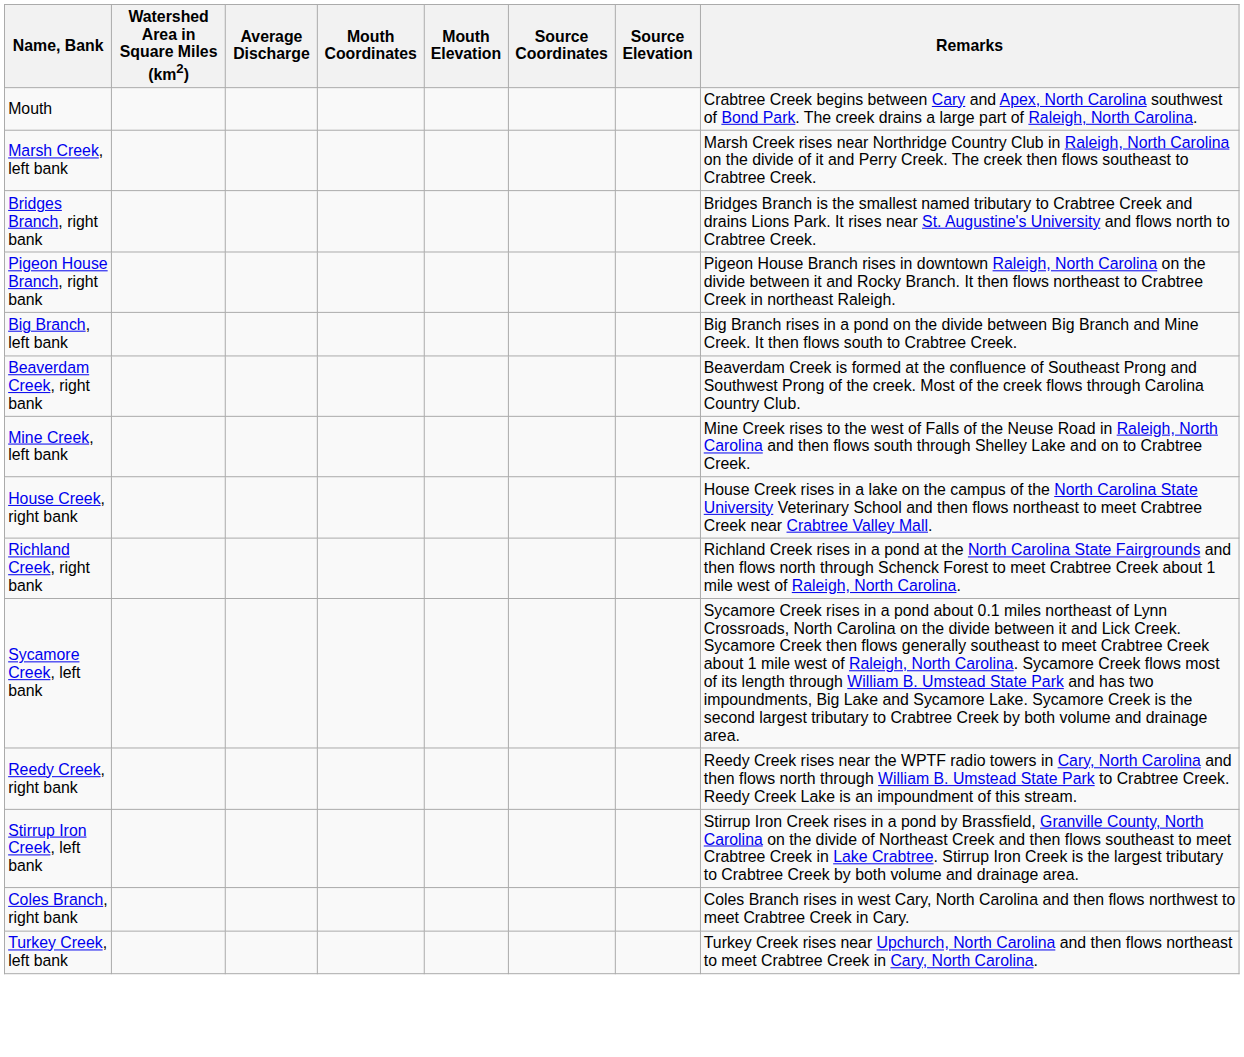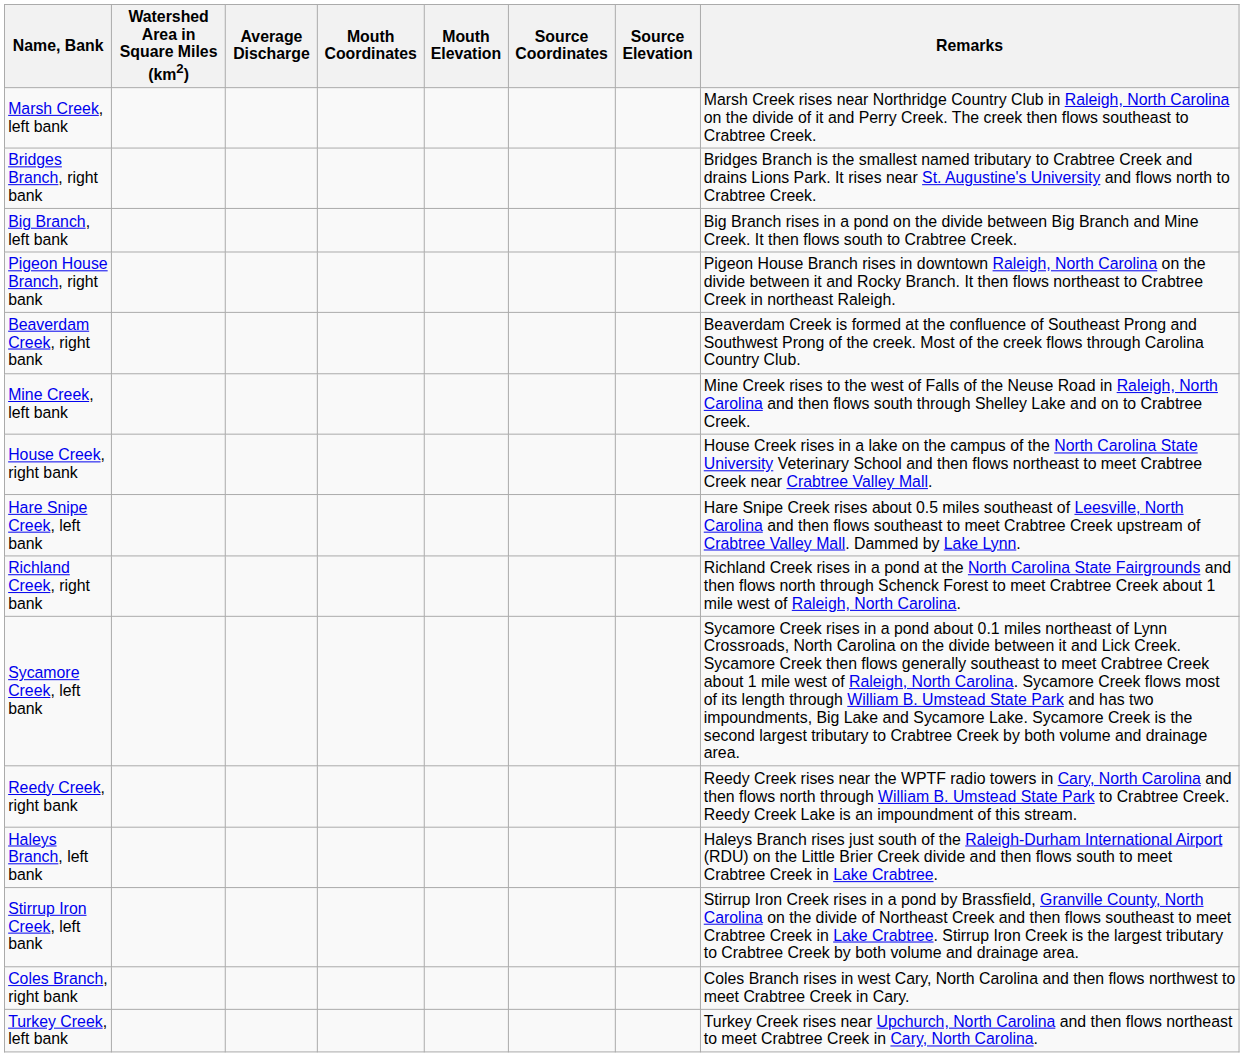- row: (30, 108)
rows swapped: (58, 282) <-> (49, 334)
+ row: (48, 525)
+ row: (48, 857)
